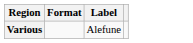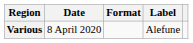+ column: (74, 13)
